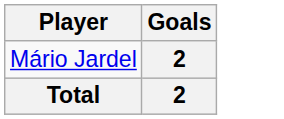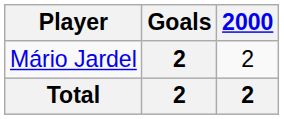+ column: (248, 22)
